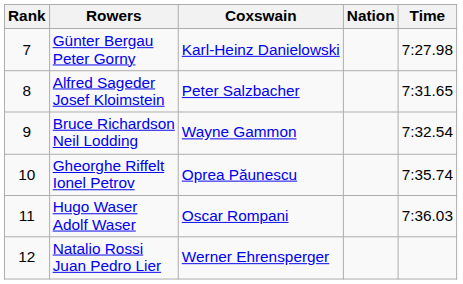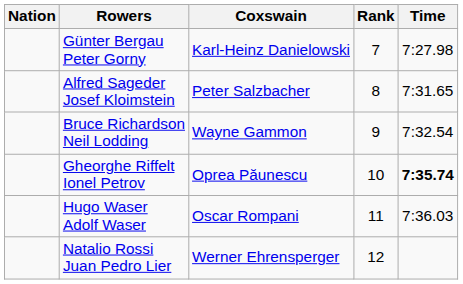columns swapped: (27, 16) <-> (371, 16)
(427, 174) normal -> (428, 174) bold
